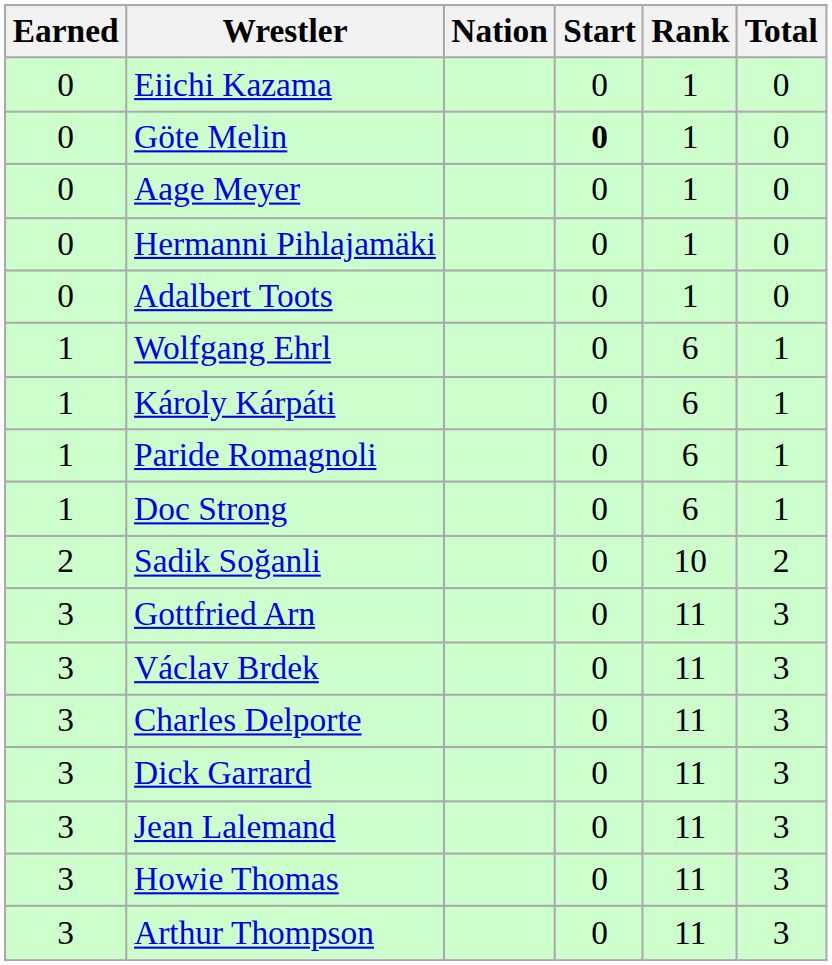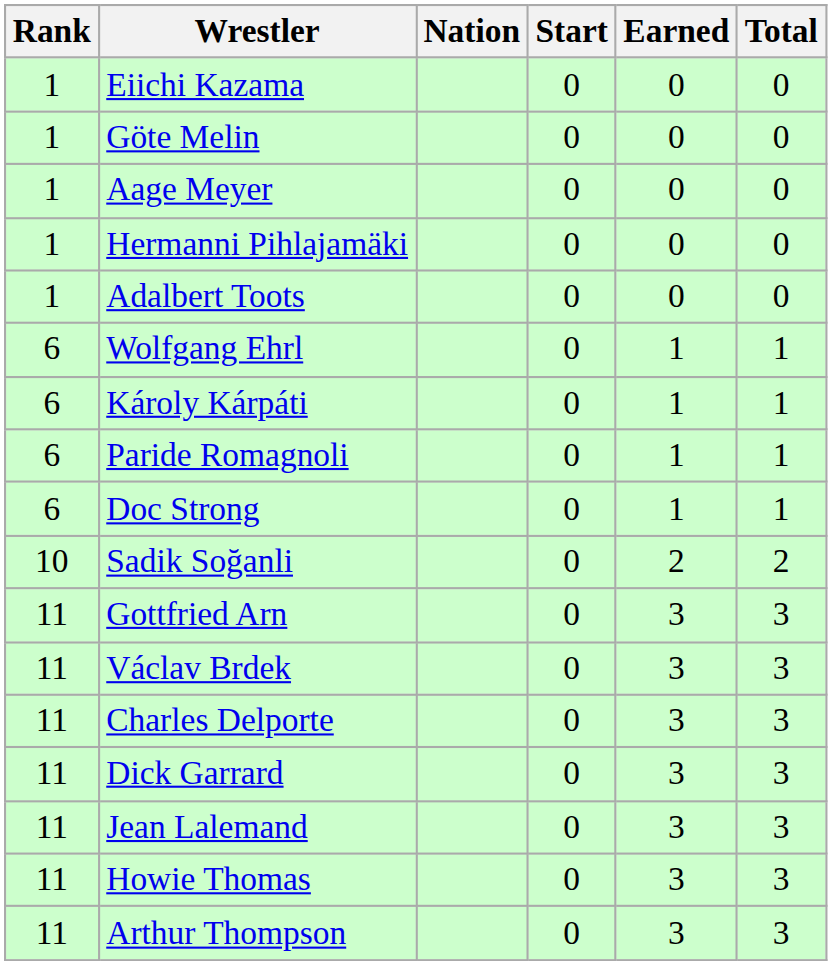columns swapped: (690, 31) <-> (66, 31)
(600, 137) bold -> (572, 137) normal
